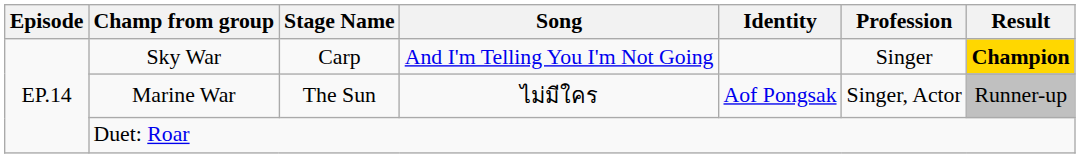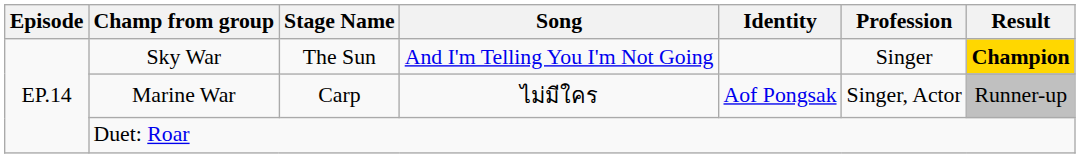(339, 56) Carp -> (339, 56) The Sun
(339, 95) The Sun -> (339, 95) Carp
